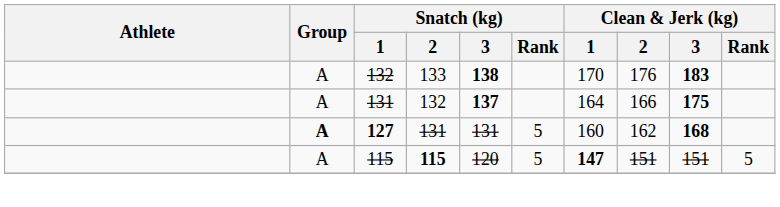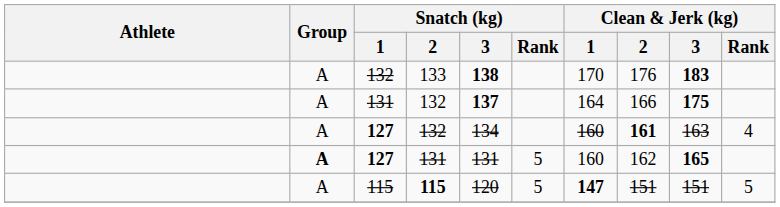+ row: (380, 131)
(696, 131) 168 -> (696, 159) 165
